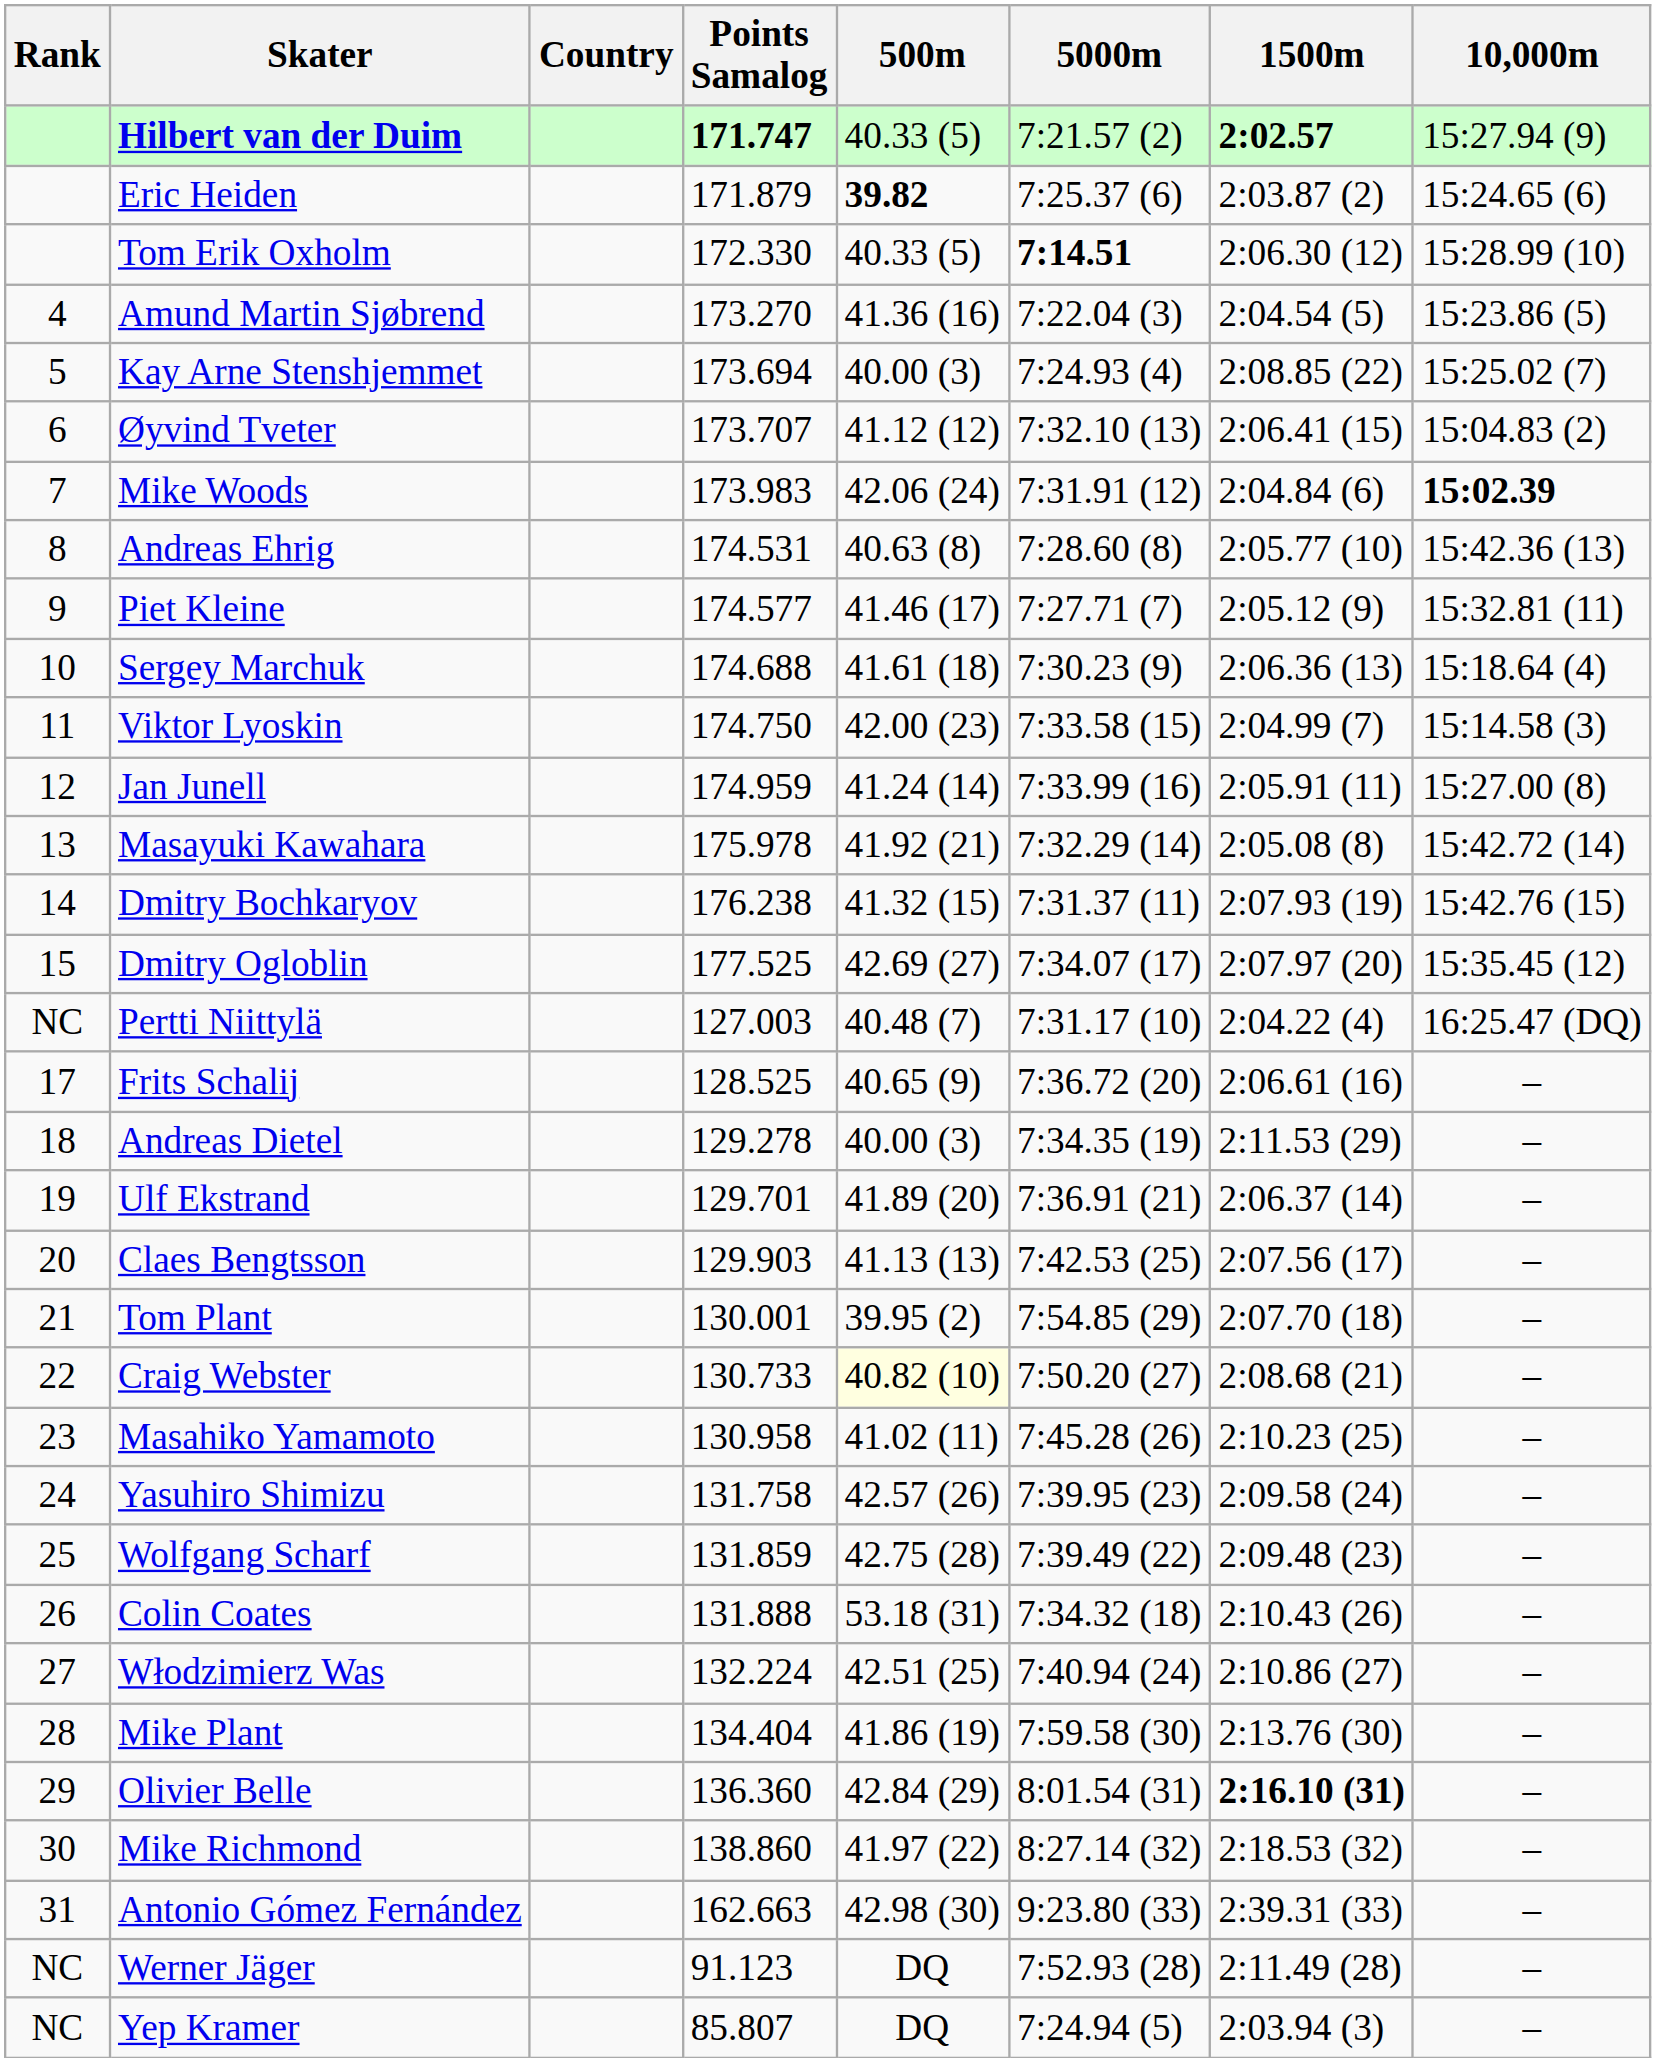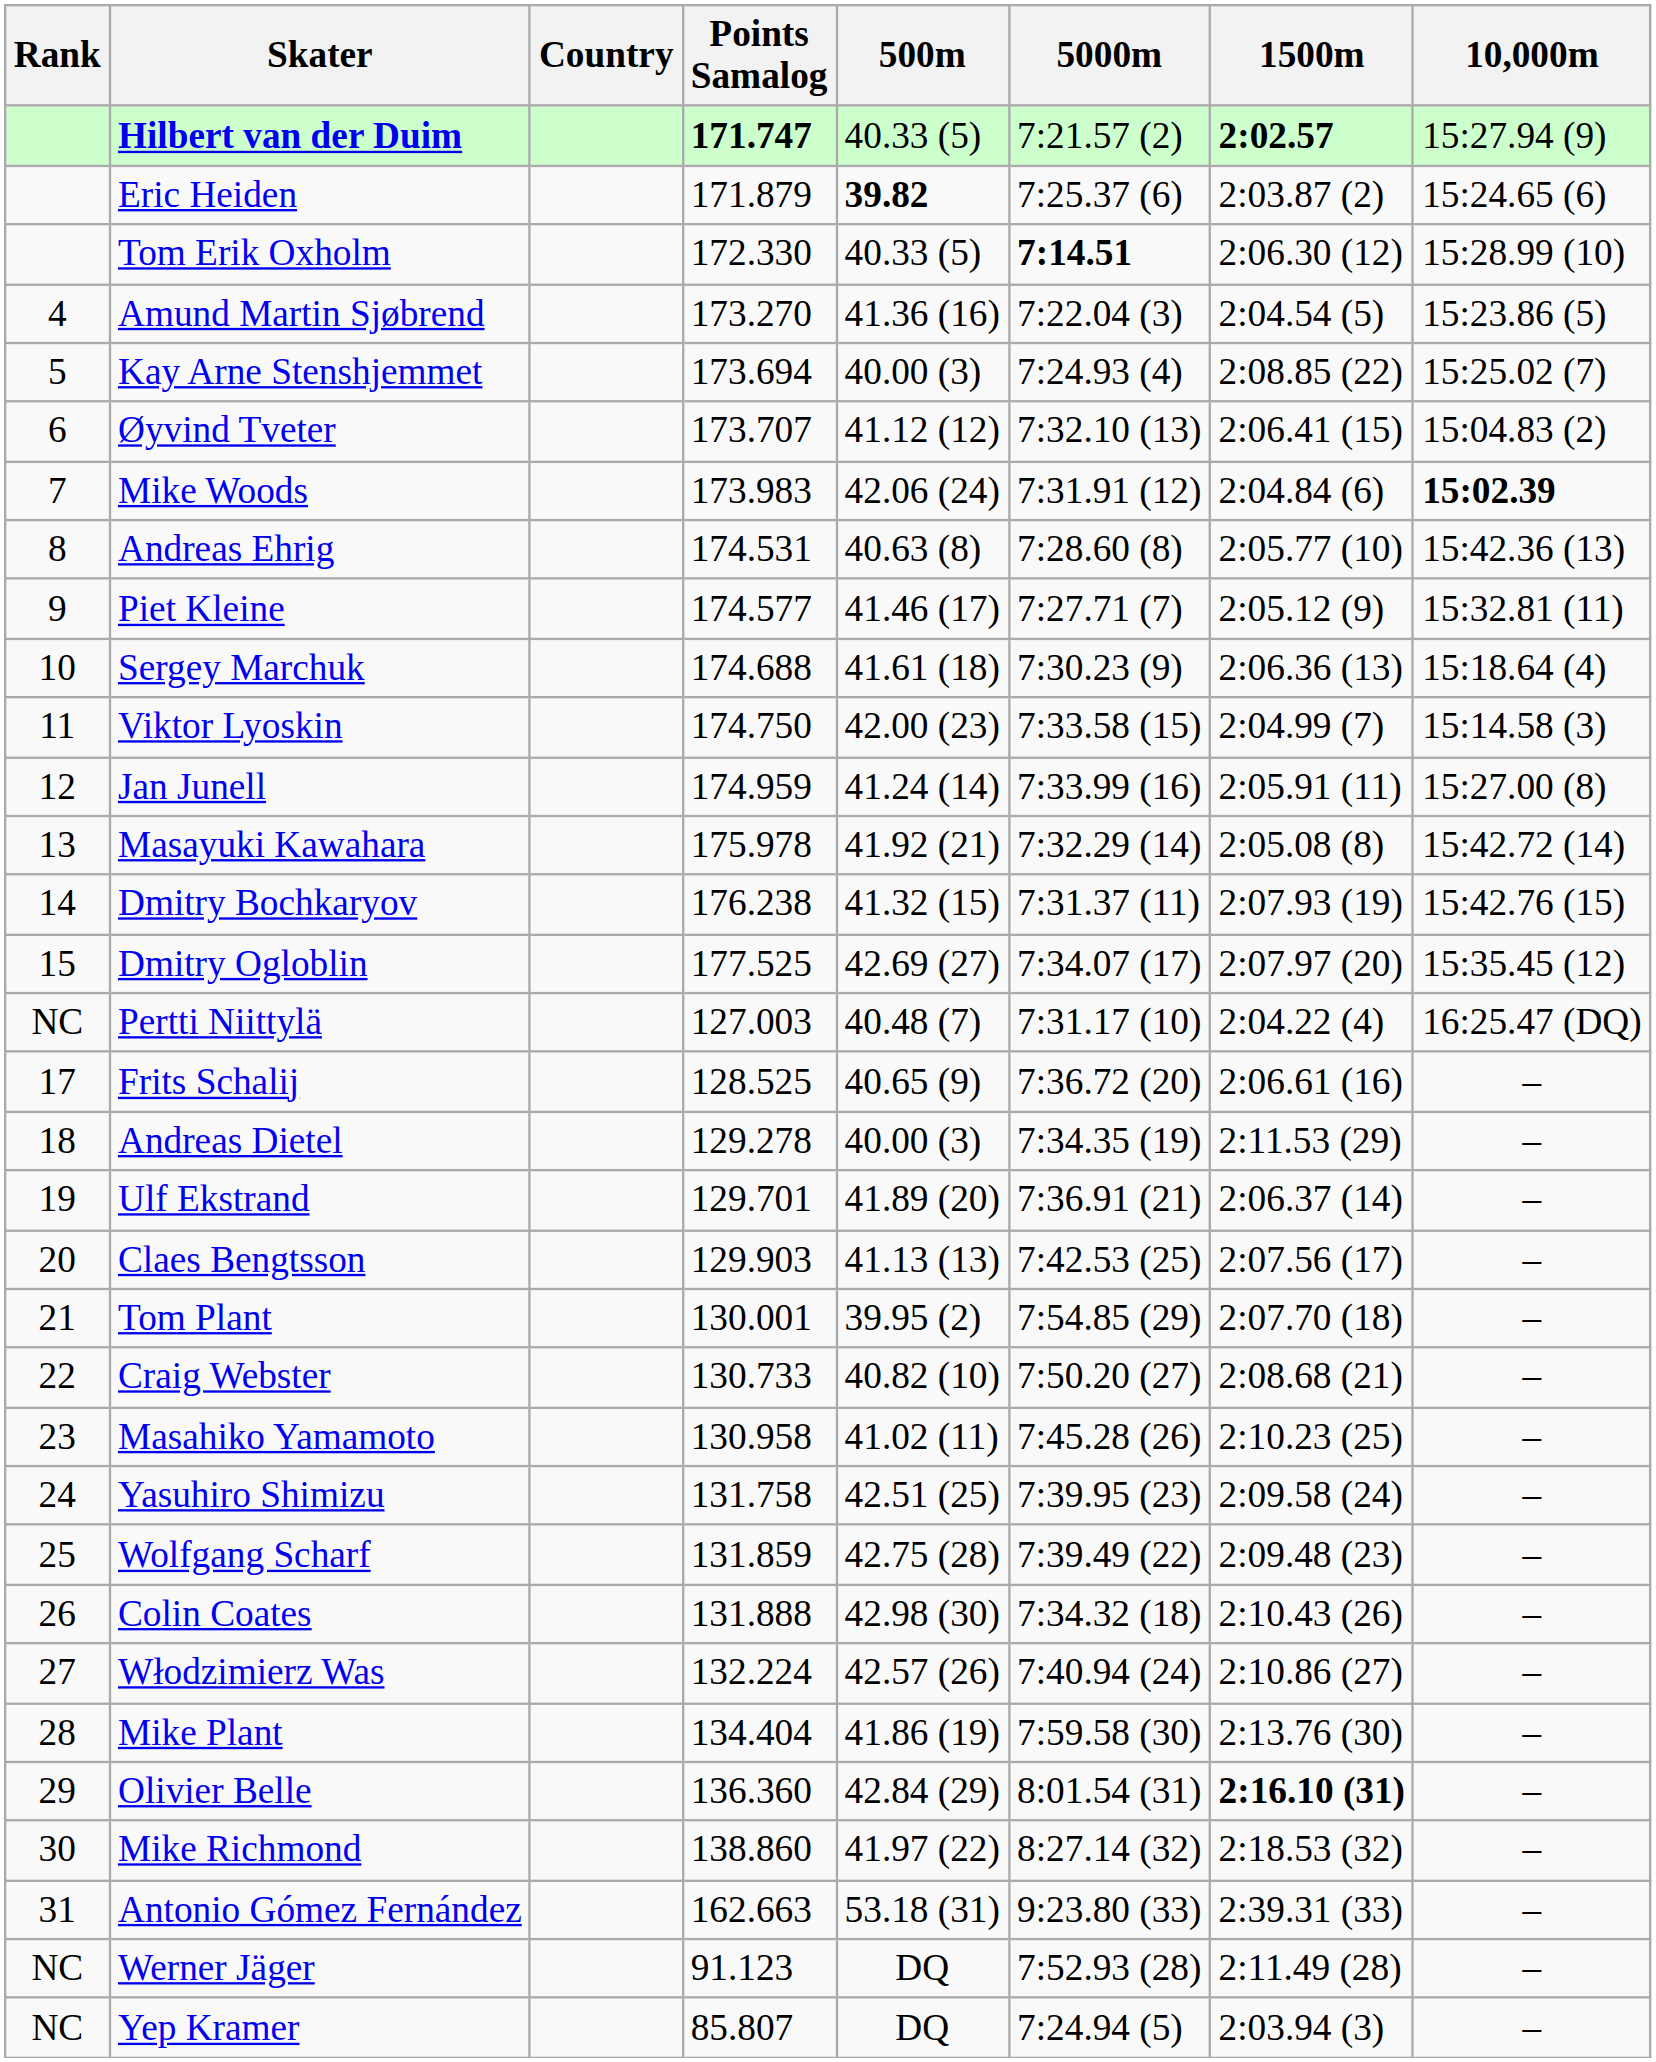(922, 1376) lightyellow background -> (922, 1376) no background
(922, 1494) 42.57 (26) -> (922, 1494) 42.51 (25)
(922, 1613) 53.18 (31) -> (922, 1613) 42.98 (30)
(922, 1672) 42.51 (25) -> (922, 1672) 42.57 (26)
(922, 1908) 42.98 (30) -> (922, 1908) 53.18 (31)
